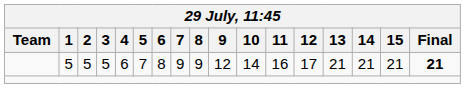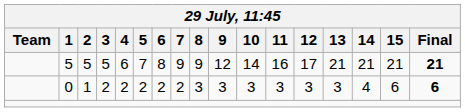+ row: (69, 87)
